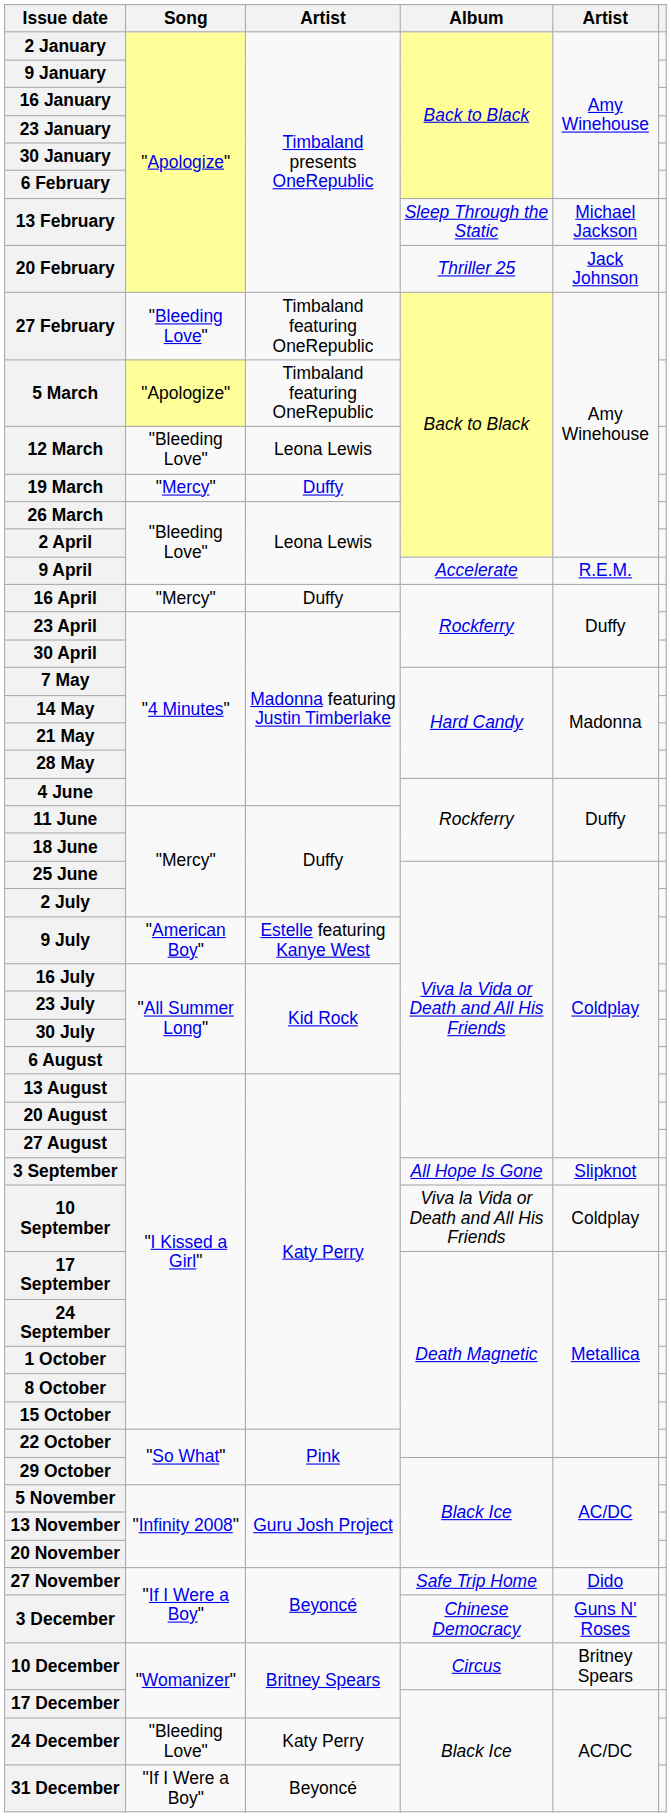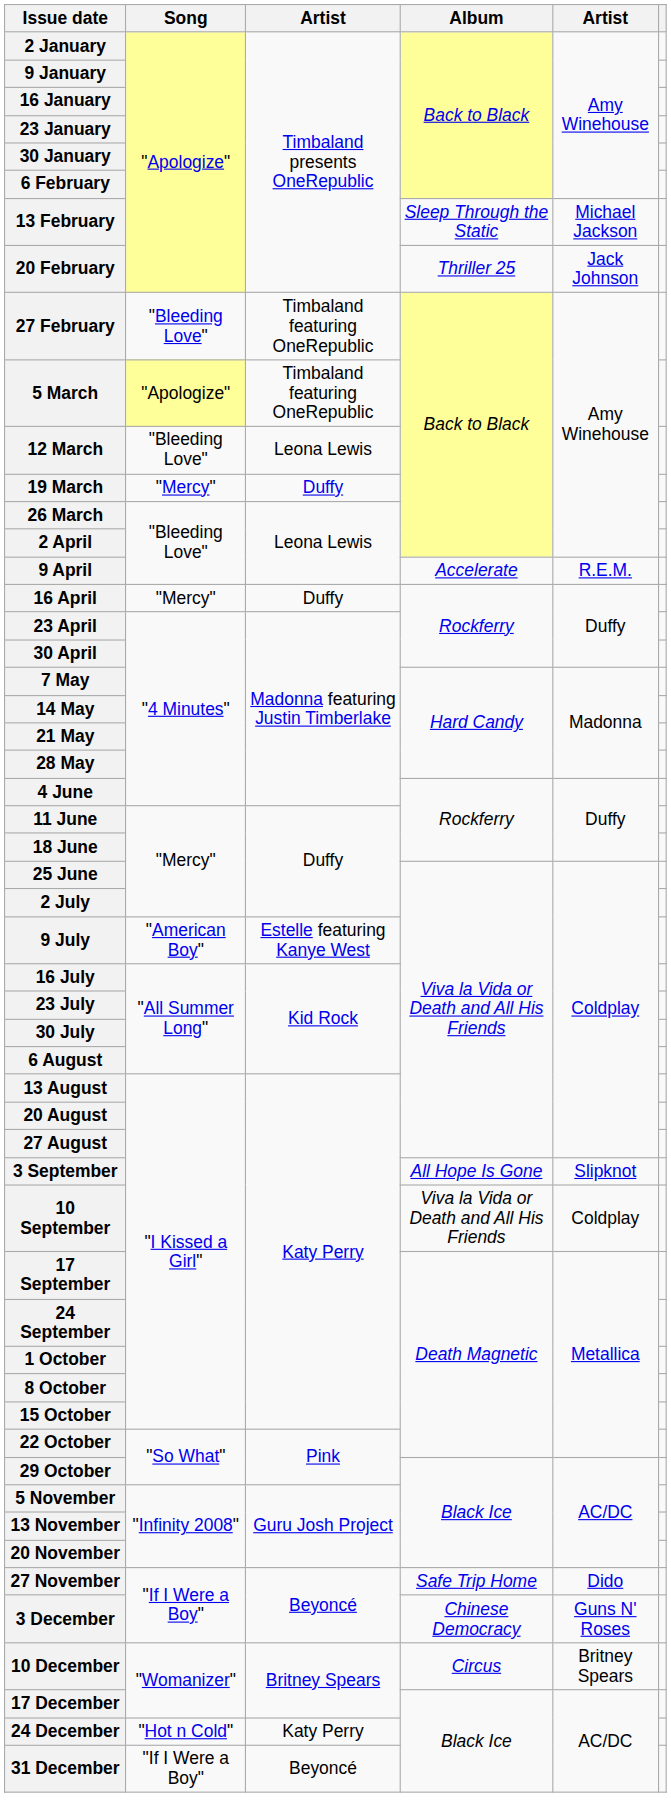(186, 1741) "Bleeding Love" -> (186, 1731) "Hot n Cold"
